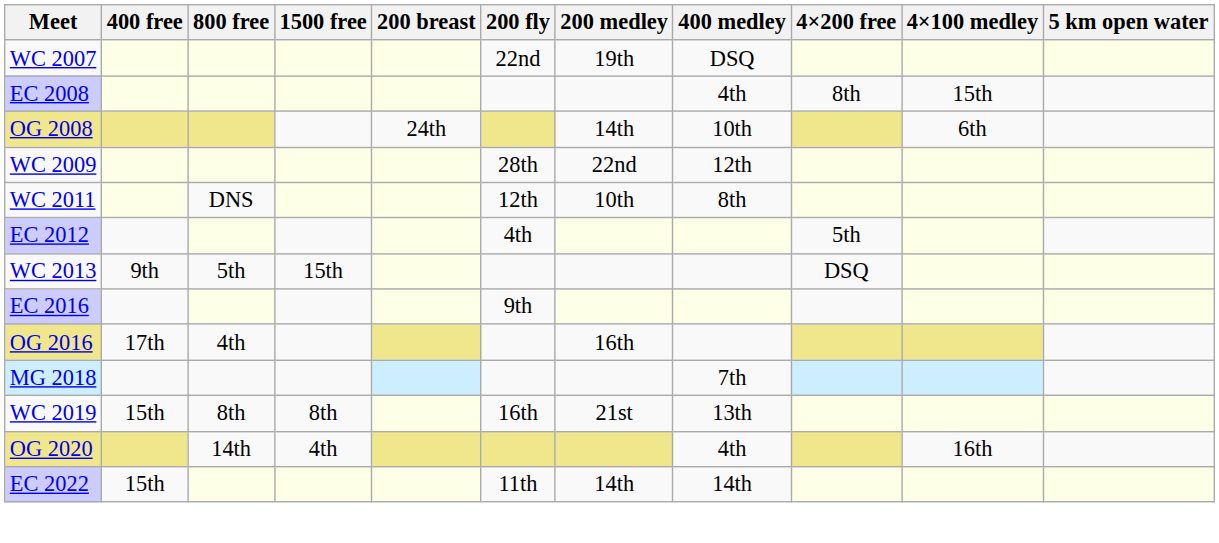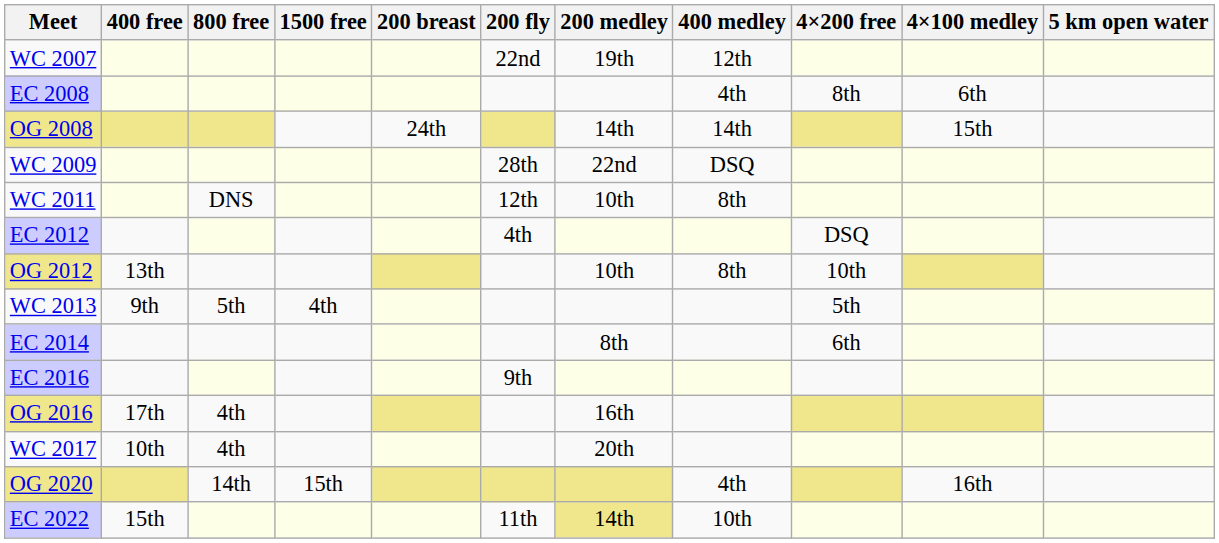(732, 57) DSQ -> (732, 57) 12th
(972, 93) 15th -> (972, 93) 6th
(732, 128) 10th -> (732, 128) 14th
(972, 128) 6th -> (972, 128) 15th
(732, 164) 12th -> (732, 164) DSQ
(846, 235) 5th -> (846, 235) DSQ
+ row: (51, 270)
(323, 270) 15th -> (323, 306) 4th
(846, 270) DSQ -> (846, 306) 5th
+ row: (49, 341)
+ row: (53, 448)
- row: (53, 377)
- row: (53, 413)
(323, 448) 4th -> (323, 484) 15th
(614, 484) no background -> (614, 519) khaki background
(732, 484) 14th -> (732, 519) 10th
